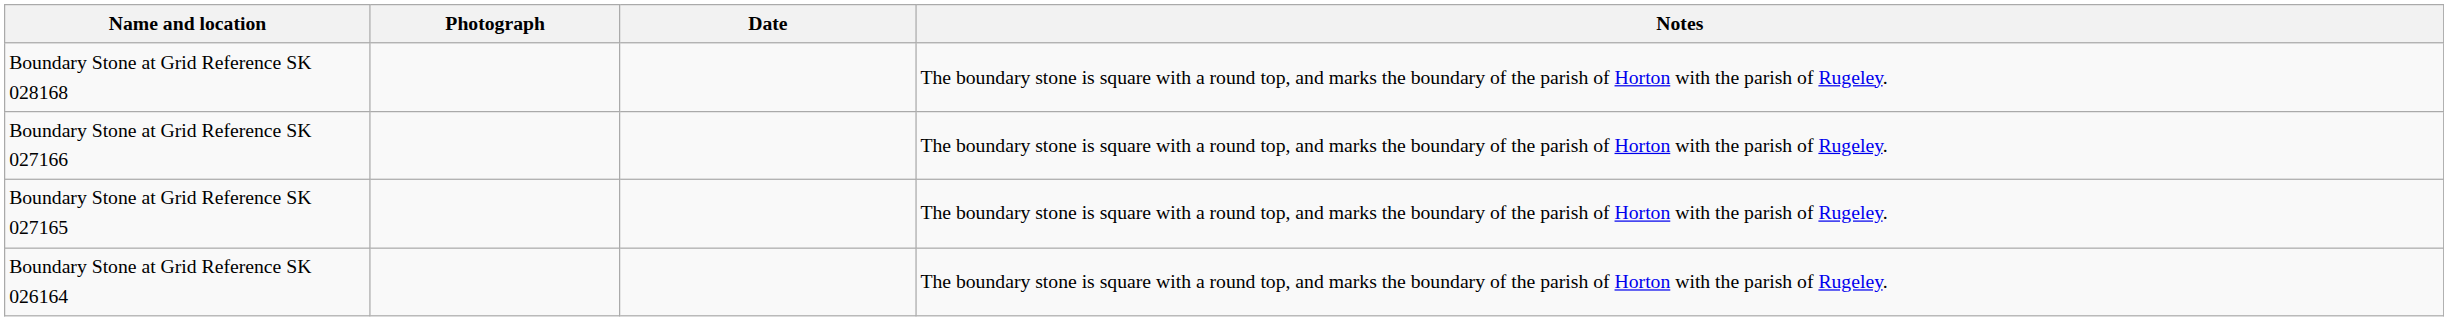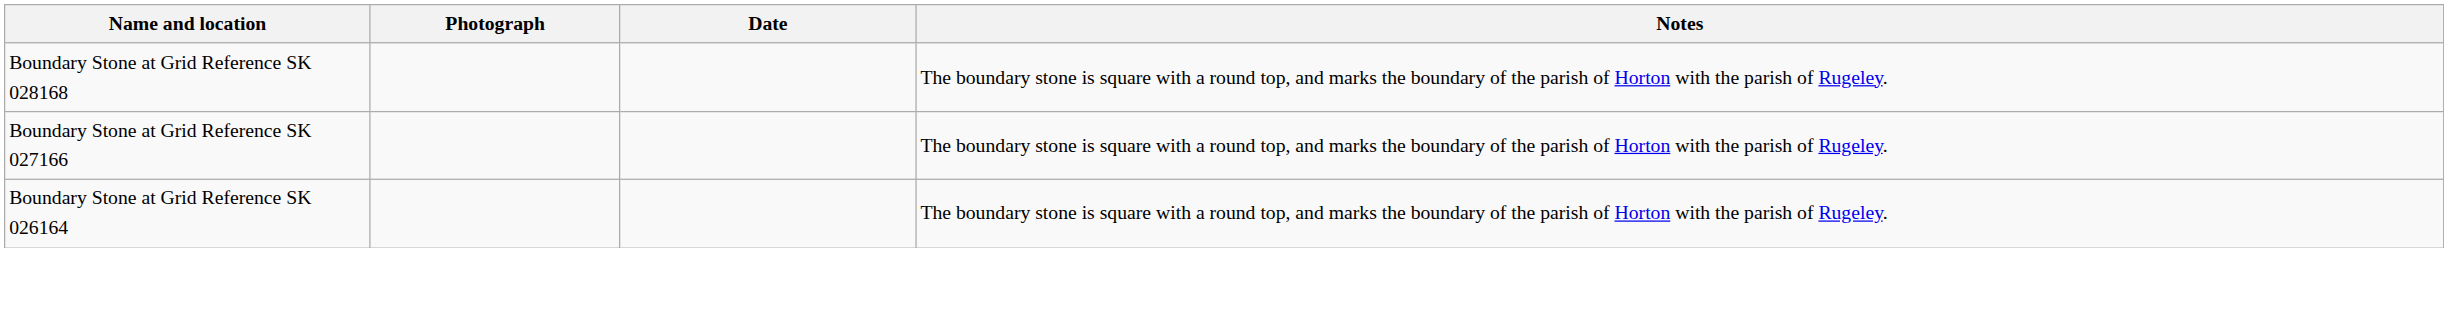- row: (160, 213)
